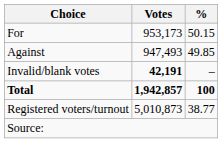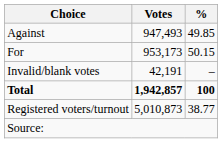rows swapped: (15, 33) <-> (26, 52)
(166, 71) bold -> (166, 71) normal
